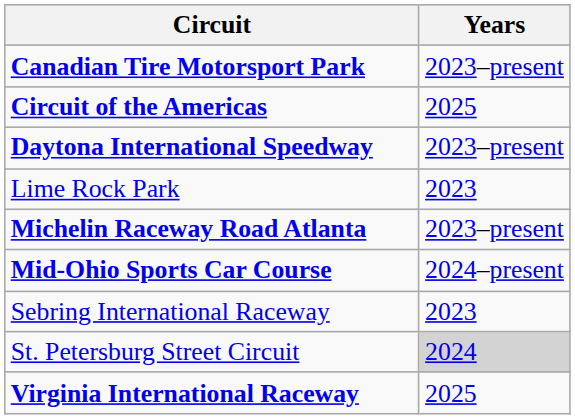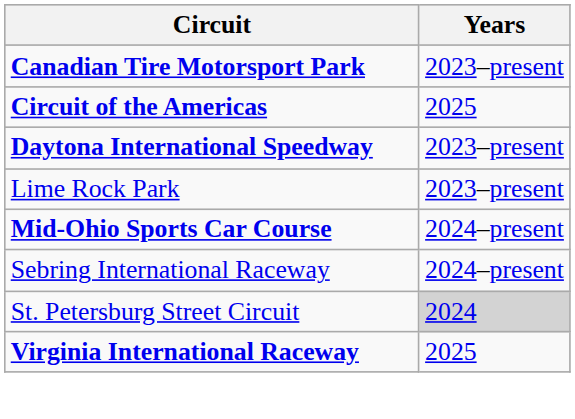(451, 188) 2023 -> (495, 188) 2023–present
- row: (189, 229)
(451, 310) 2023 -> (495, 270) 2024–present
